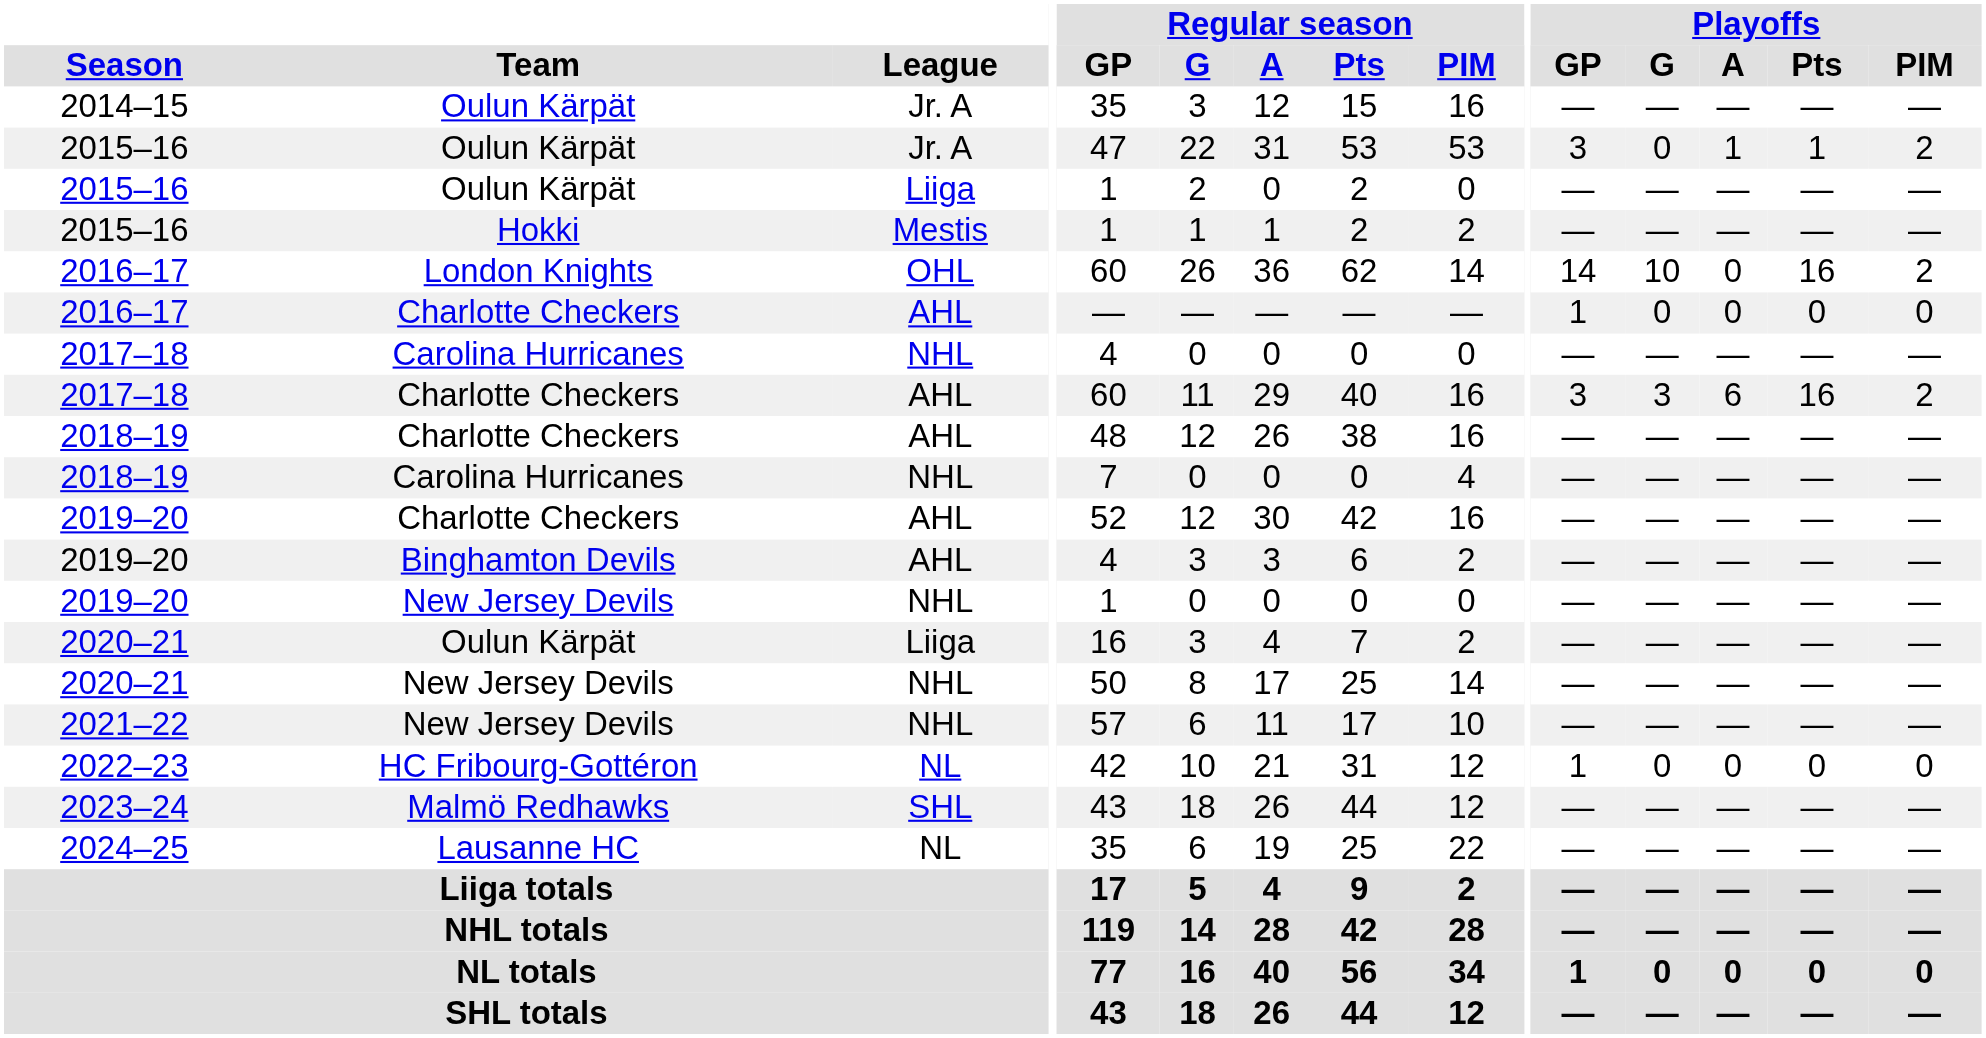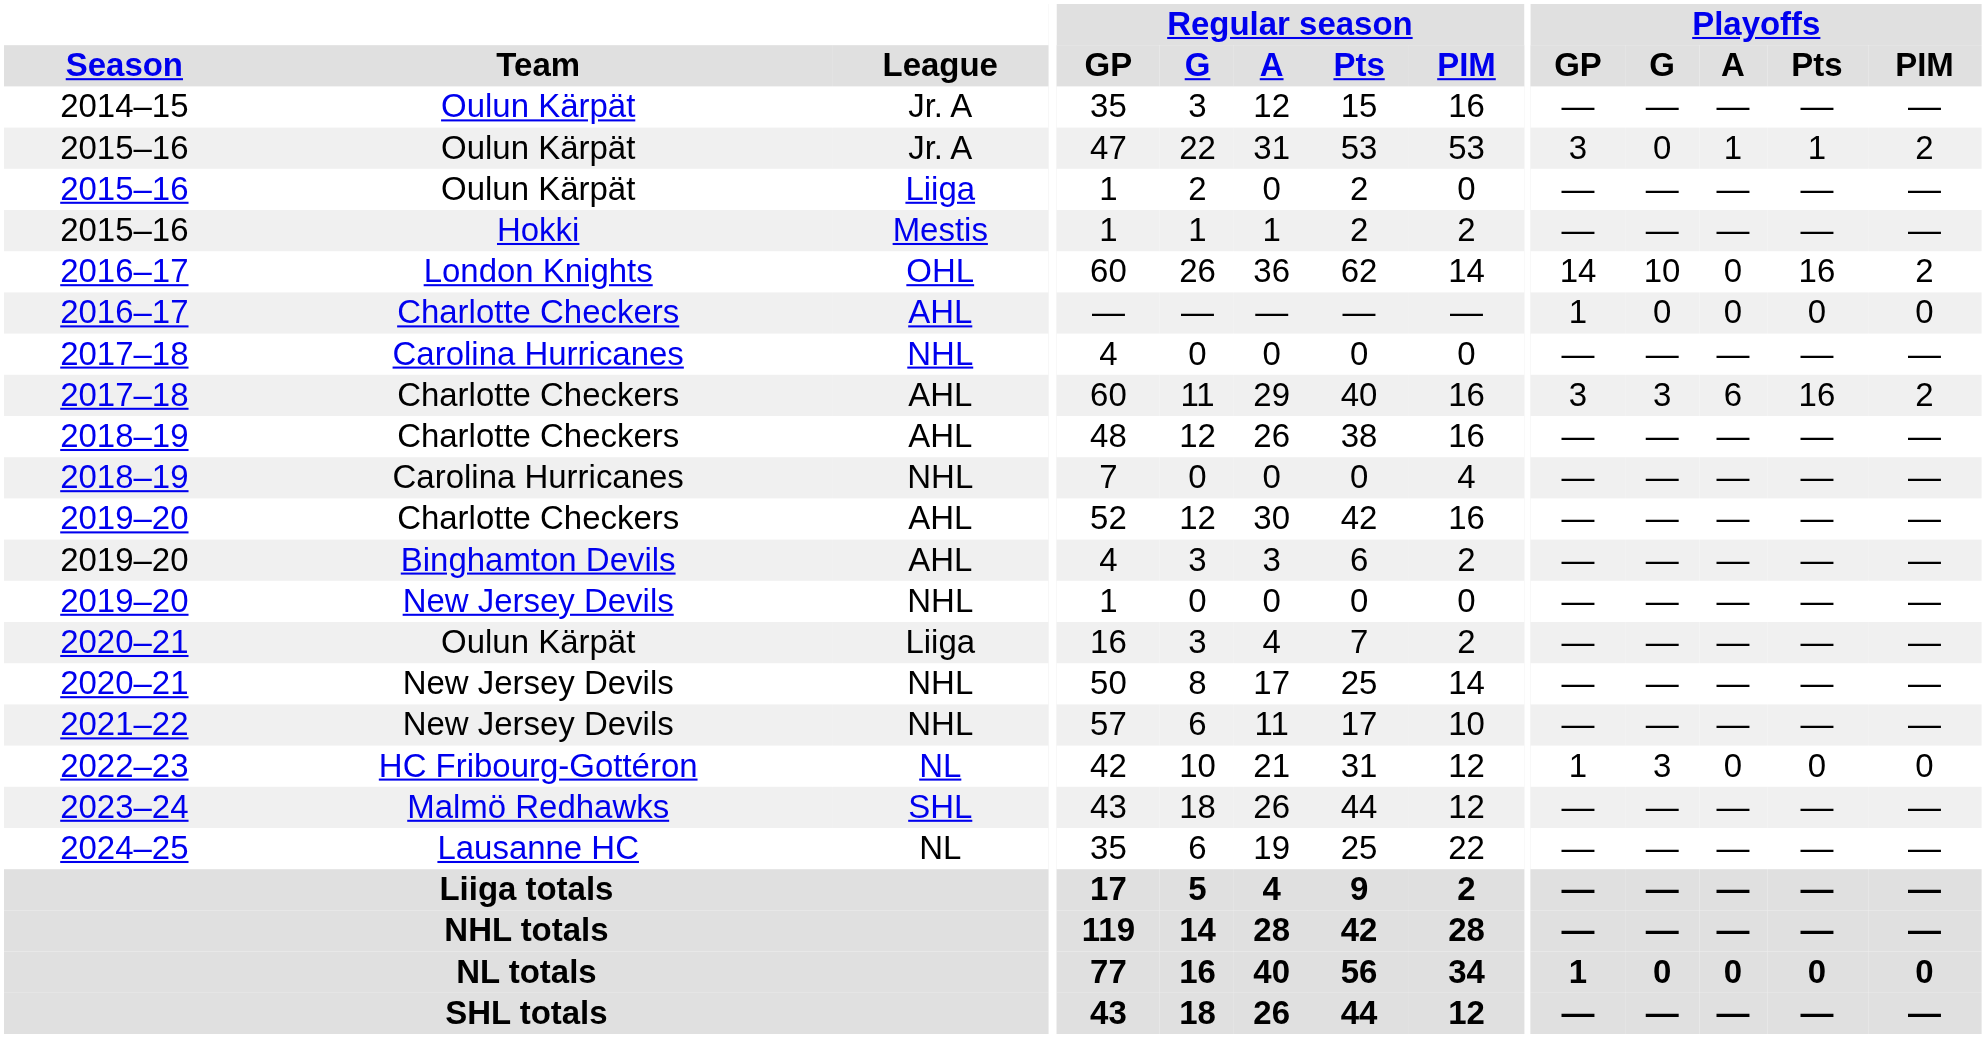(1662, 765) 0 -> (1662, 765) 3
